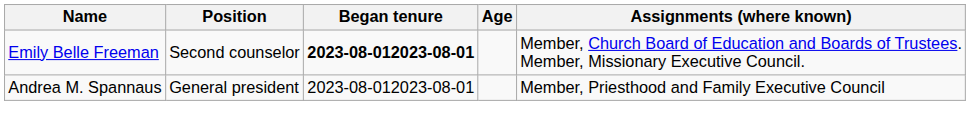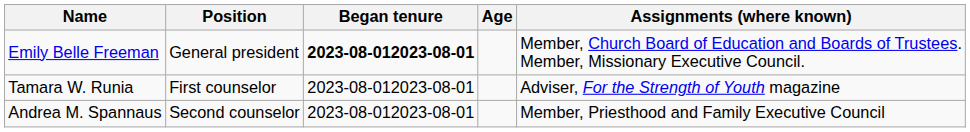(234, 52) Second counselor -> (234, 52) General president
+ row: (71, 87)
(234, 87) General president -> (234, 113) Second counselor
